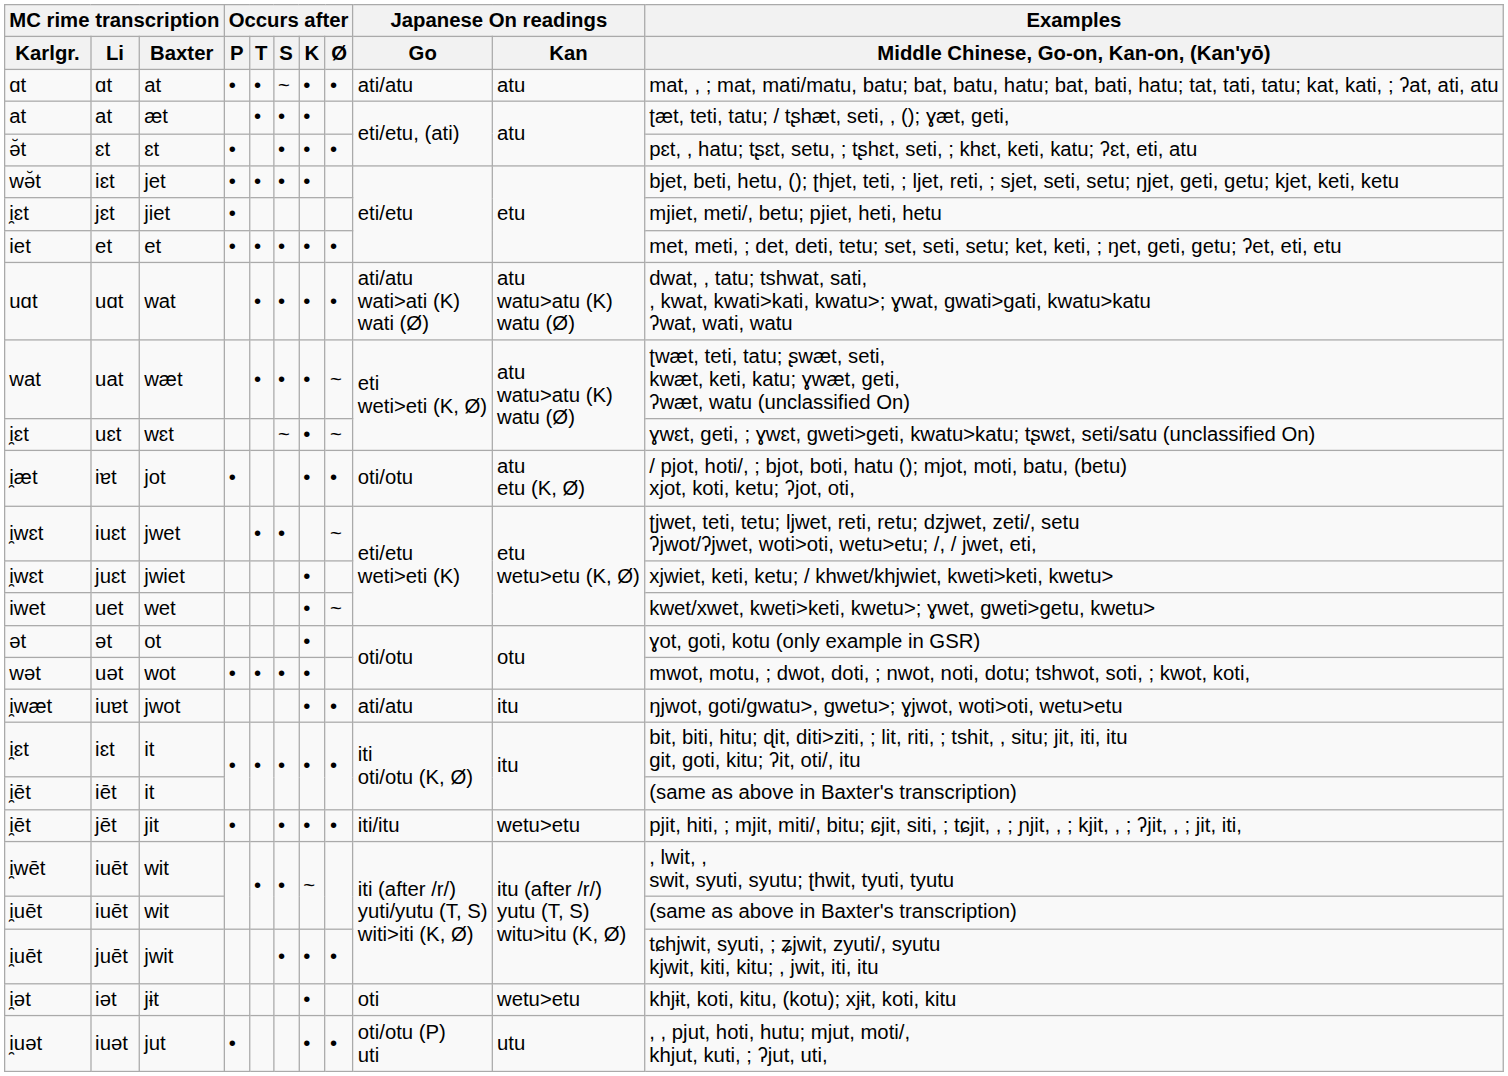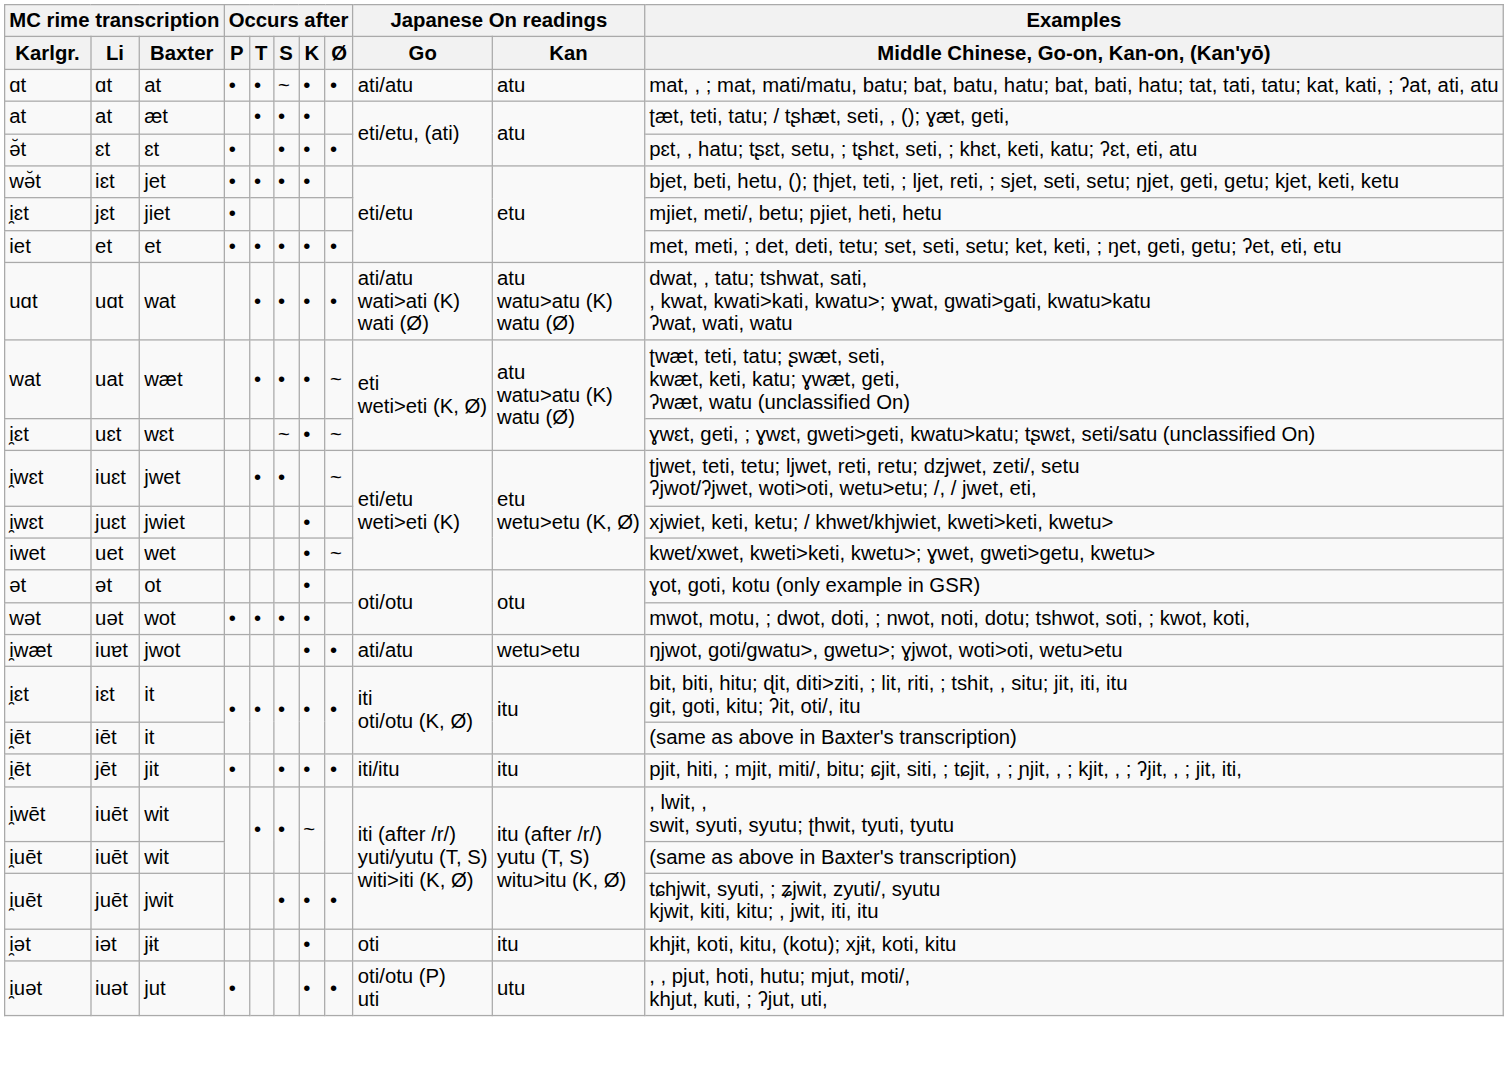- row: (106, 477)
(508, 705) itu -> (539, 650) wetu>etu
(539, 825) wetu>etu -> (508, 770) itu
(539, 999) wetu>etu -> (508, 944) itu
